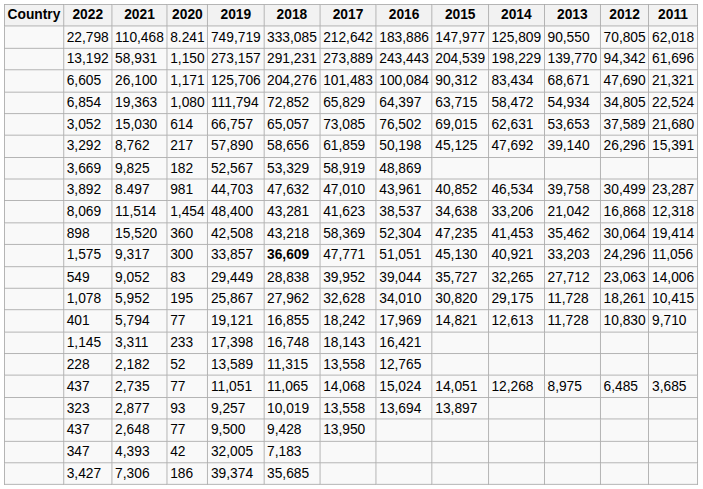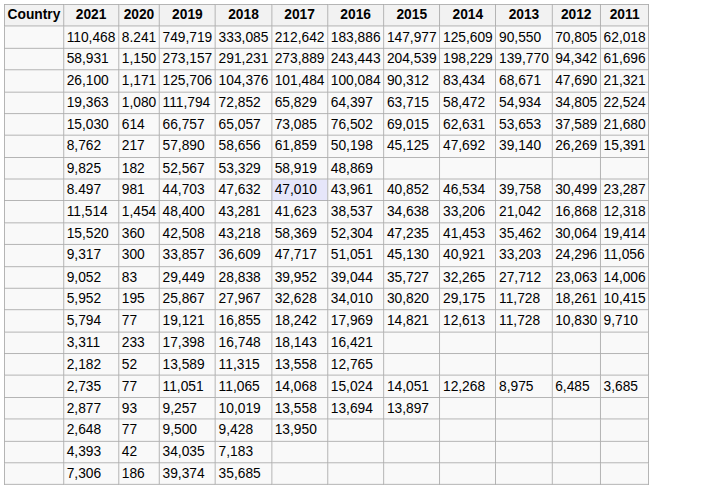- column: (88, 15)
(516, 37) 125,809 -> (468, 37) 125,609
(292, 80) 204,276 -> (243, 80) 104,376
(348, 80) 101,483 -> (300, 80) 101,484
(625, 146) 26,296 -> (576, 146) 26,269
(344, 189) no background -> (296, 189) lavender background
(288, 255) bold -> (240, 255) normal
(344, 255) 47,771 -> (296, 255) 47,717
(288, 299) 27,962 -> (240, 299) 27,967
(232, 451) 32,005 -> (184, 451) 34,035
